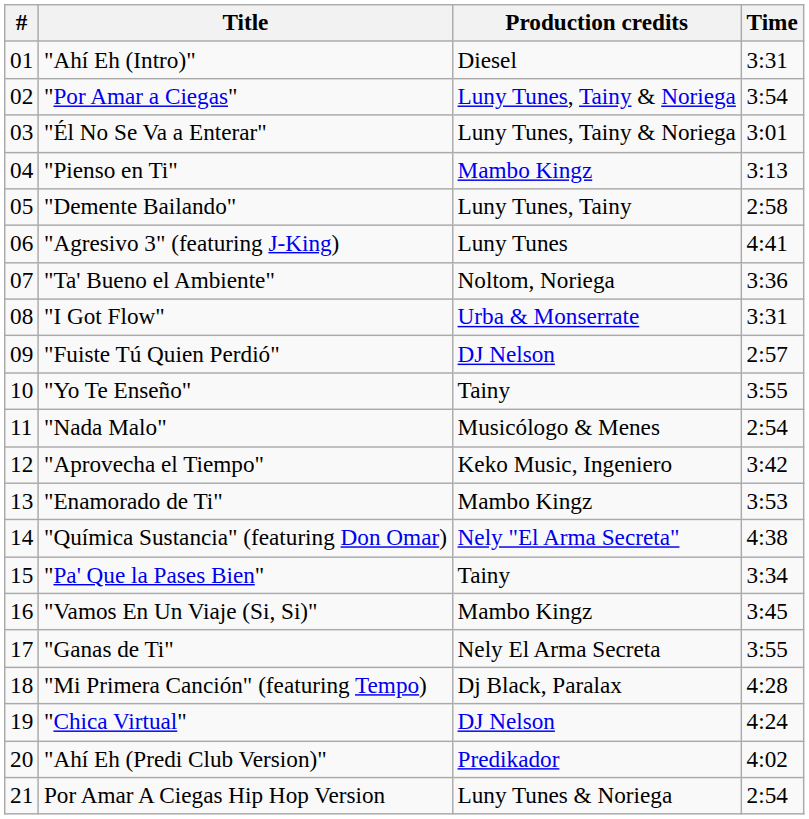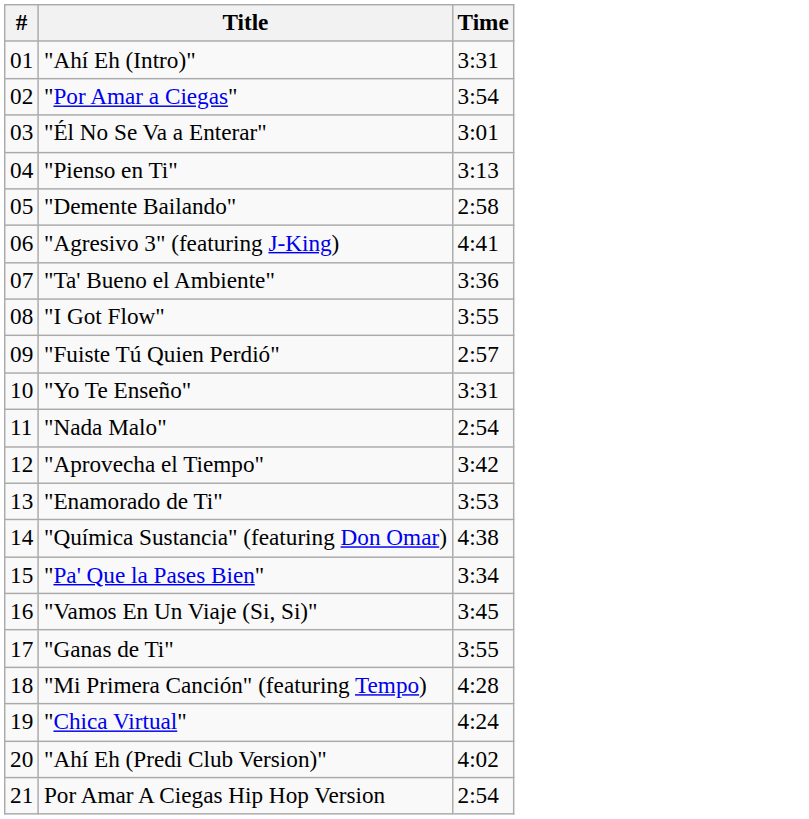- column: (597, 22)
(767, 317) 3:31 -> (478, 317) 3:55
(767, 390) 3:55 -> (478, 390) 3:31
